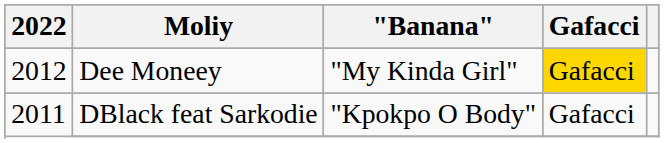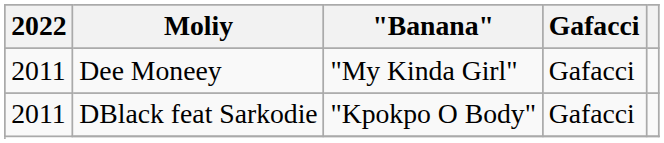(39, 70) 2012 -> (38, 70) 2011
(592, 70) gold background -> (592, 70) no background
